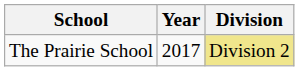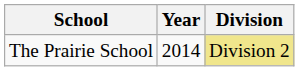(181, 50) 2017 -> (181, 50) 2014
